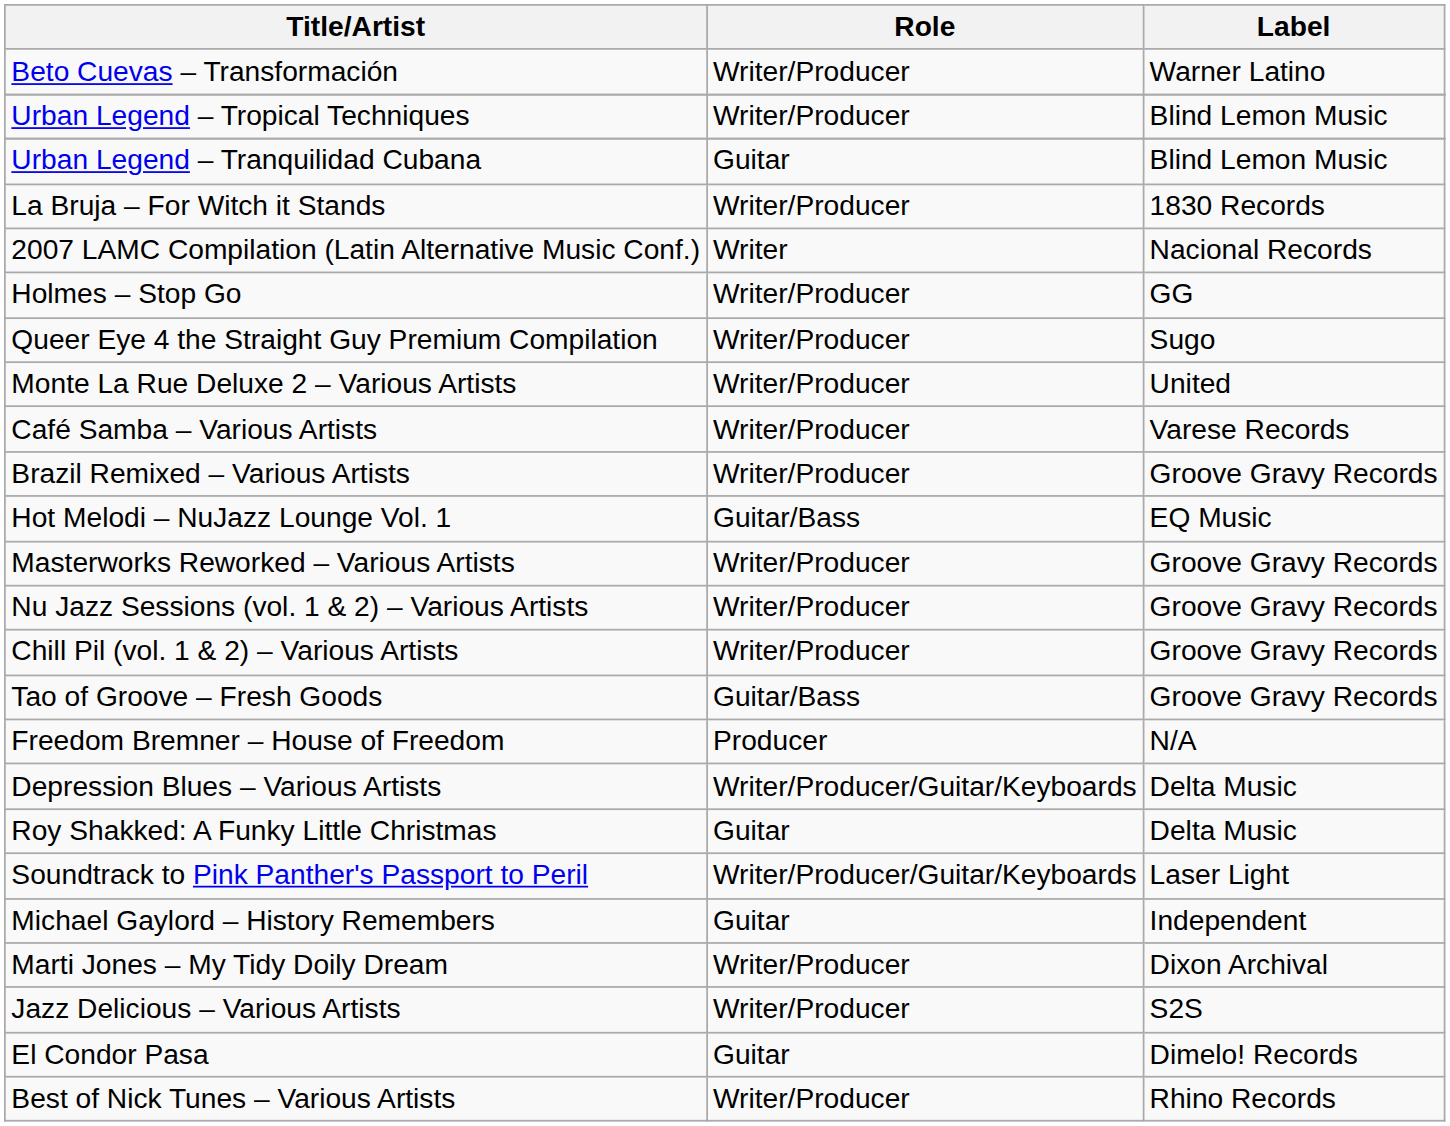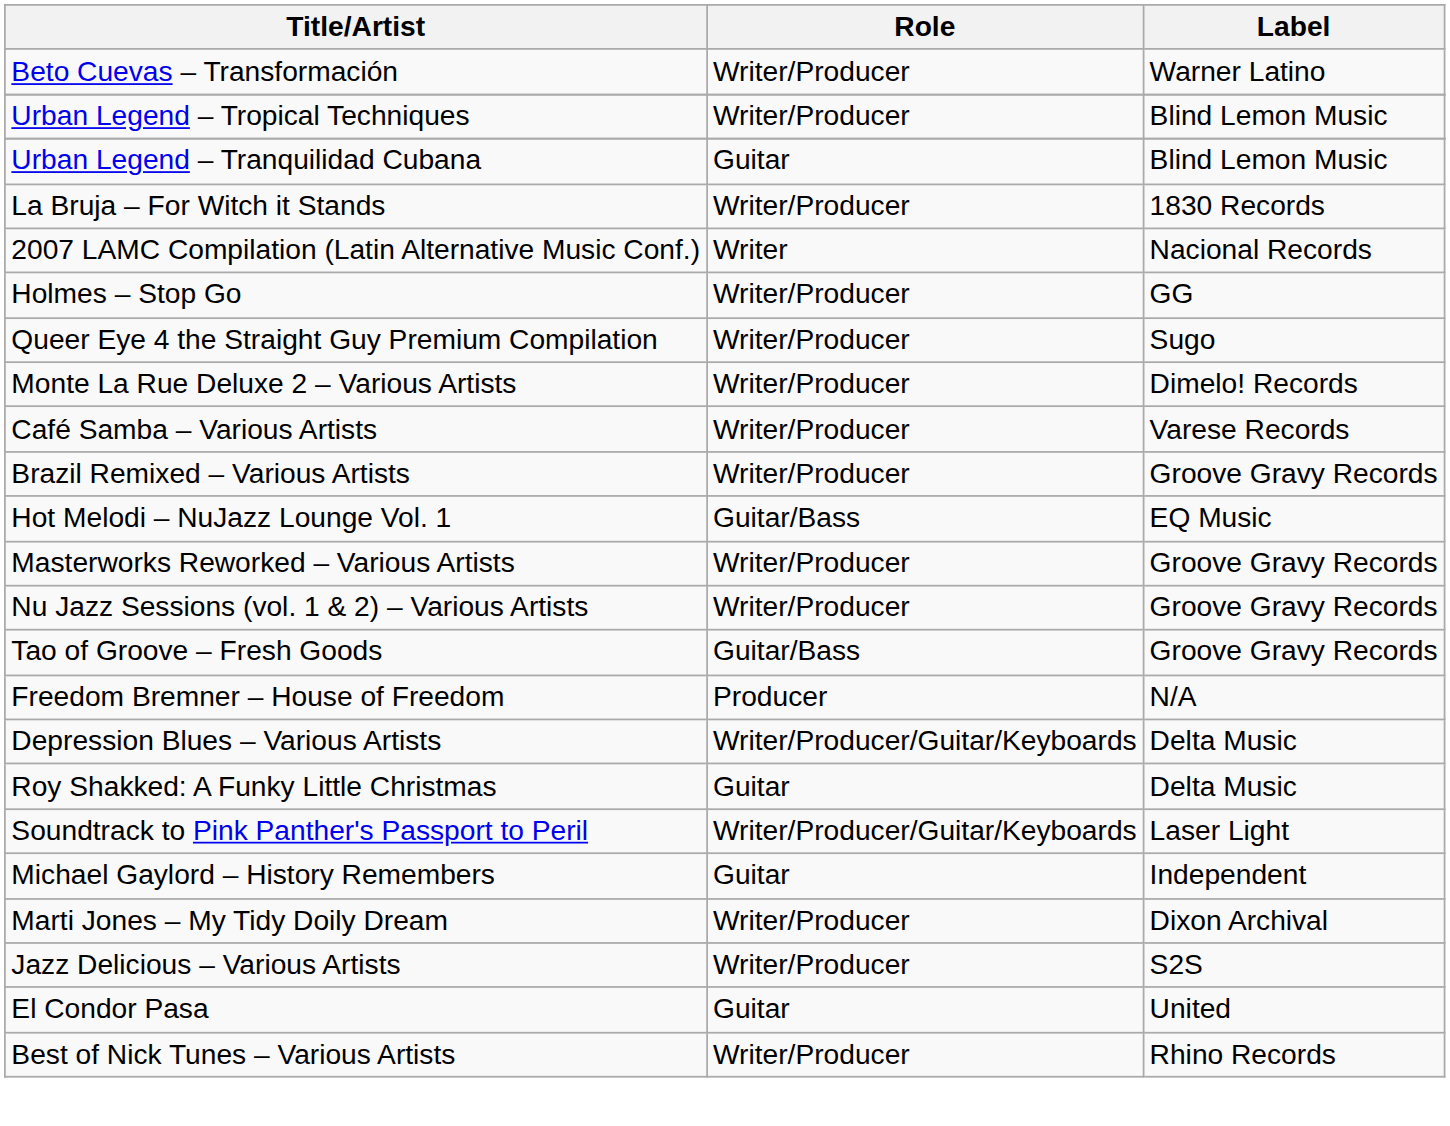(1190, 384) United -> (1254, 384) Dimelo! Records
- row: (235, 652)
(1254, 1054) Dimelo! Records -> (1190, 1009) United
